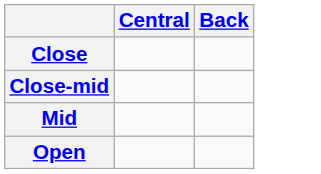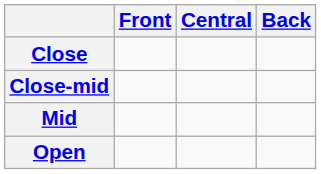+ column: (145, 20)
